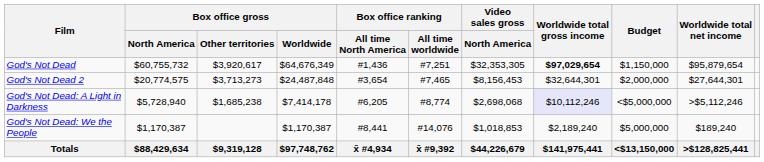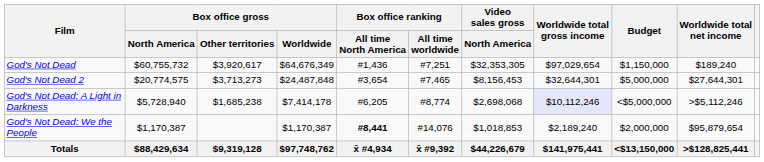(573, 65) bold -> (573, 65) normal
(716, 65) $95,879,654 -> (716, 65) $189,240
(644, 80) $2,000,000 -> (644, 80) $5,000,000
(373, 128) normal -> (373, 128) bold
(644, 128) $5,000,000 -> (644, 128) $2,000,000
(716, 128) $189,240 -> (716, 128) $95,879,654
